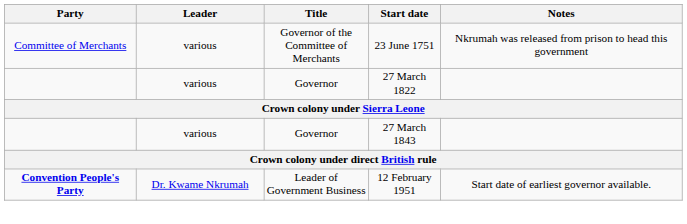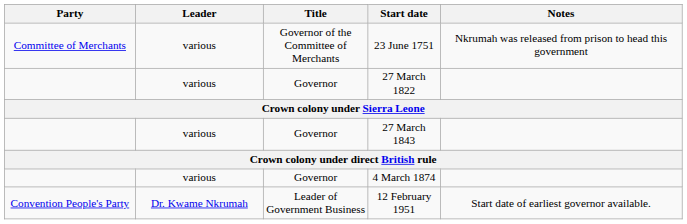+ row: (404, 178)
(70, 184) bold -> (70, 203) normal
